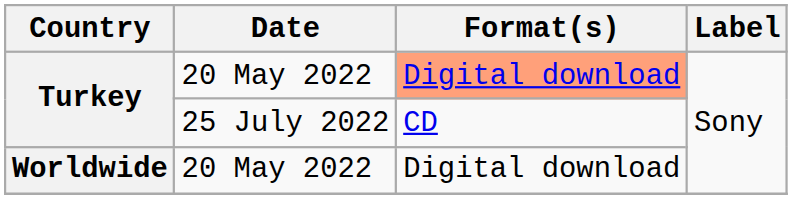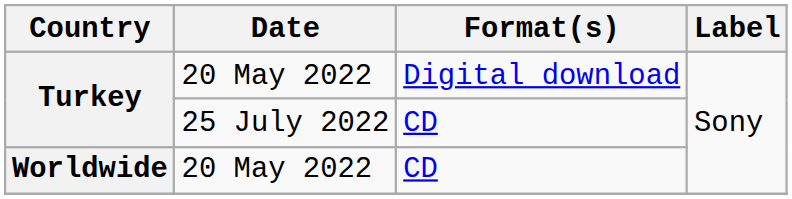(542, 76) lightsalmon background -> (542, 76) no background
(542, 170) Digital download -> (421, 170) CD
